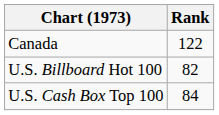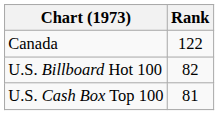(190, 95) 84 -> (190, 95) 81
